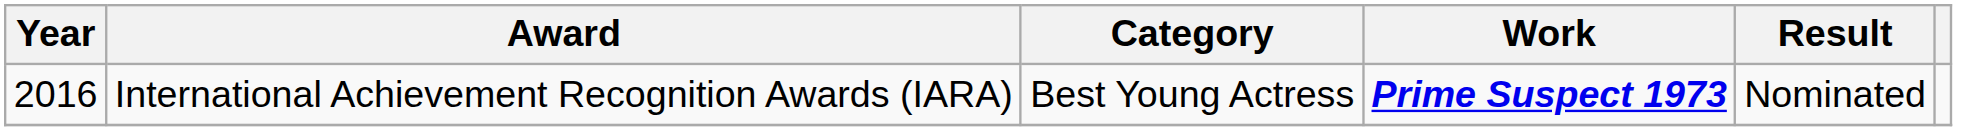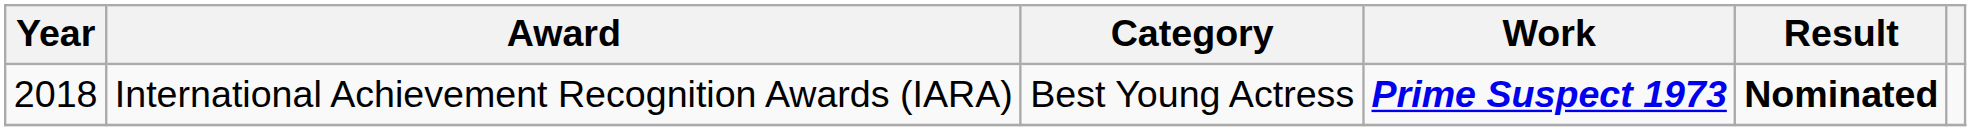(56, 93) 2016 -> (56, 93) 2018
(1835, 93) normal -> (1841, 93) bold
